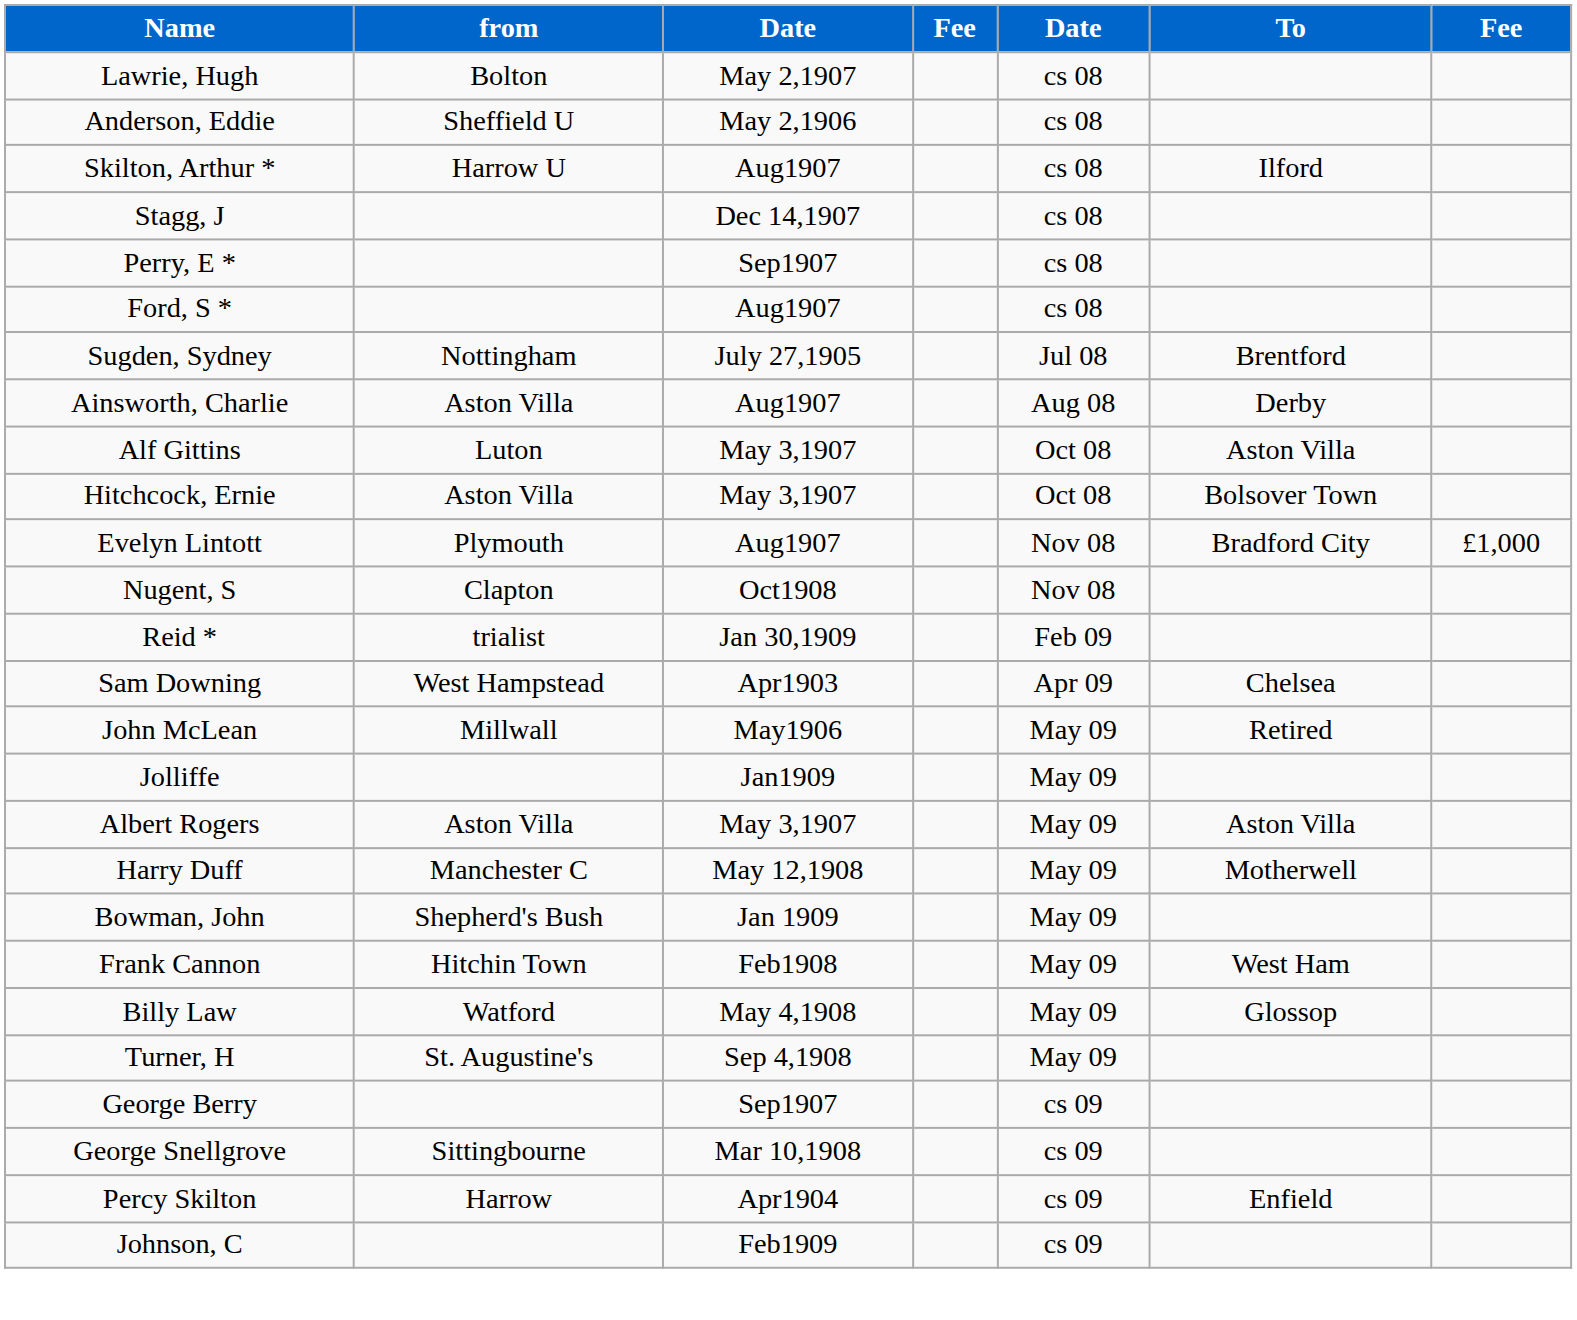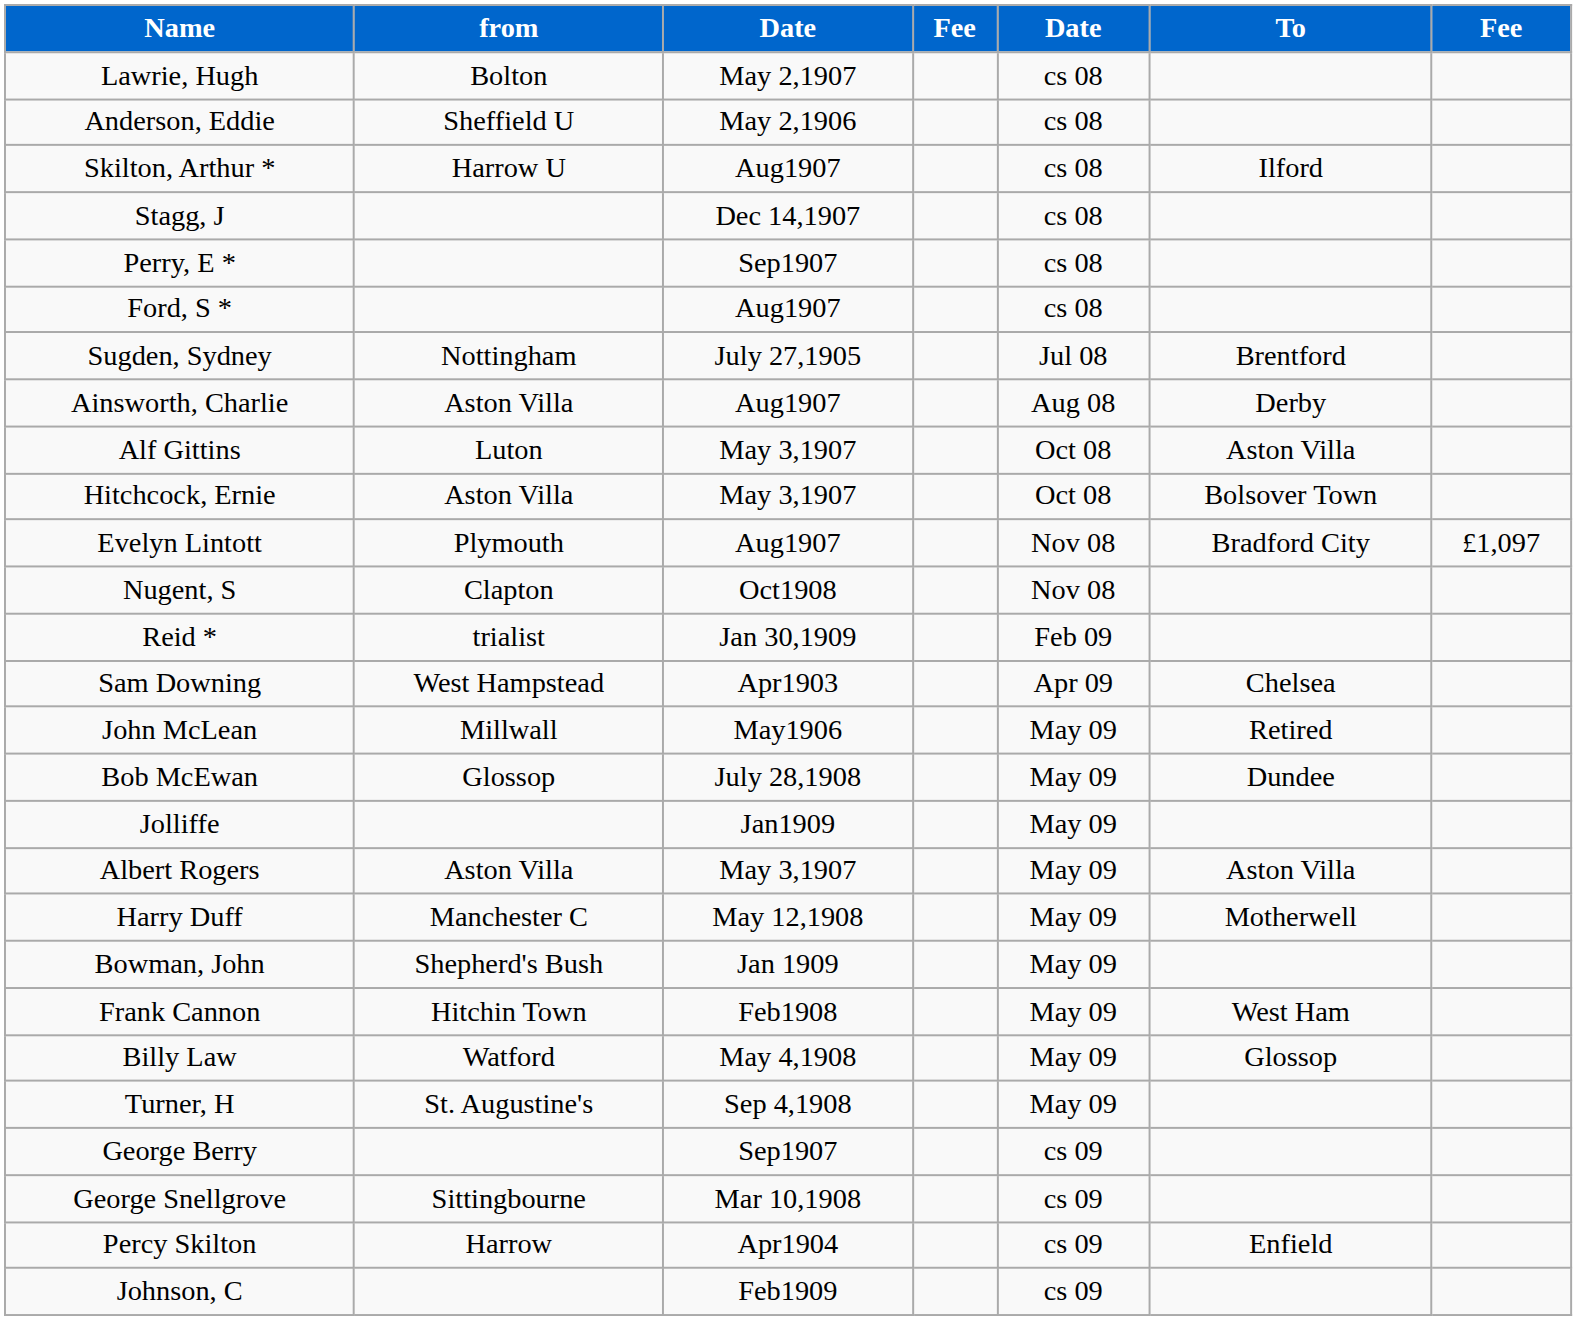(1501, 542) £1,000 -> (1501, 542) £1,097
+ row: (180, 776)
